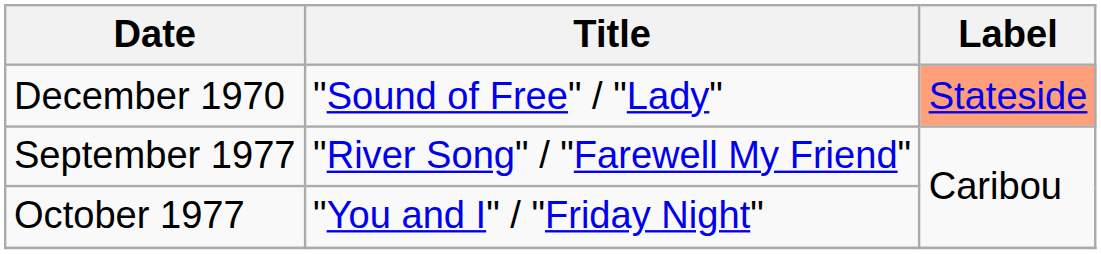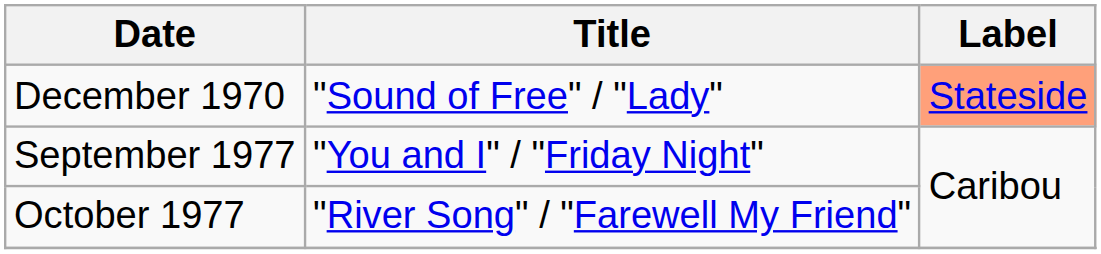(612, 155) "River Song" / "Farewell My Friend" -> (538, 155) "You and I" / "Friday Night"
(538, 215) "You and I" / "Friday Night" -> (612, 215) "River Song" / "Farewell My Friend"
